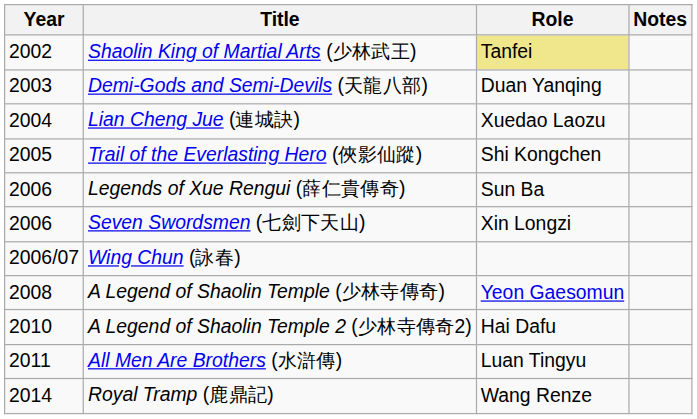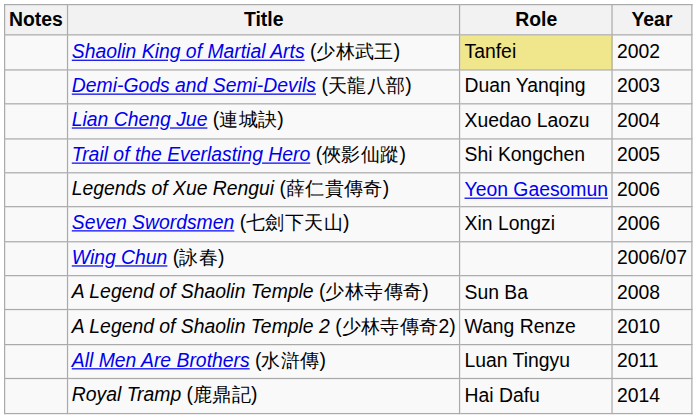columns swapped: (44, 19) <-> (660, 19)
(512, 189) Sun Ba -> (536, 189) Yeon Gaesomun
(552, 292) Yeon Gaesomun -> (496, 292) Sun Ba
(518, 327) Hai Dafu -> (520, 327) Wang Renze
(536, 395) Wang Renze -> (502, 395) Hai Dafu
